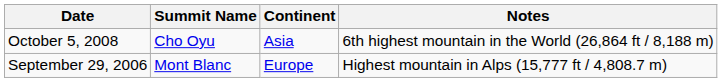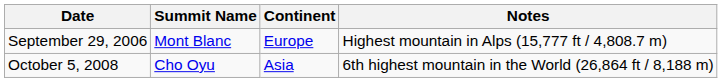rows swapped: (78, 65) <-> (63, 41)
